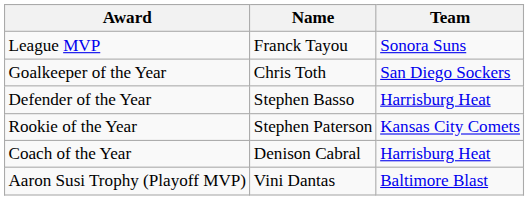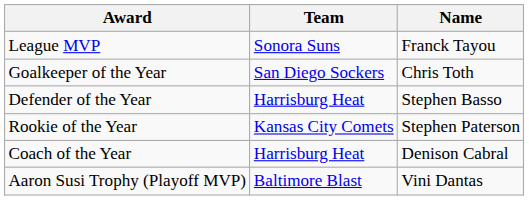columns swapped: (313, 18) <-> (450, 18)
